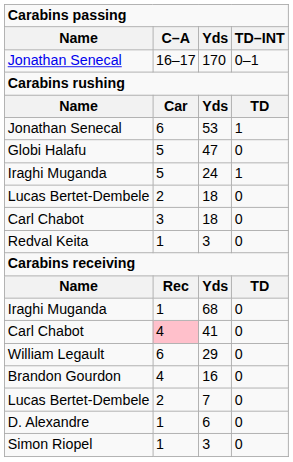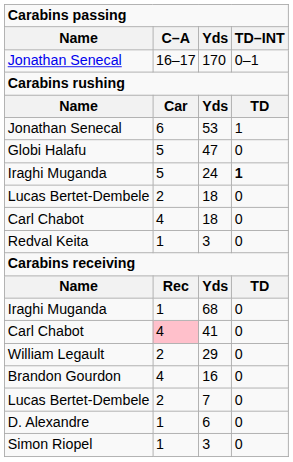(239, 173) normal -> (239, 173) bold
(160, 219) 3 -> (160, 219) 4
(160, 354) 6 -> (160, 354) 2
